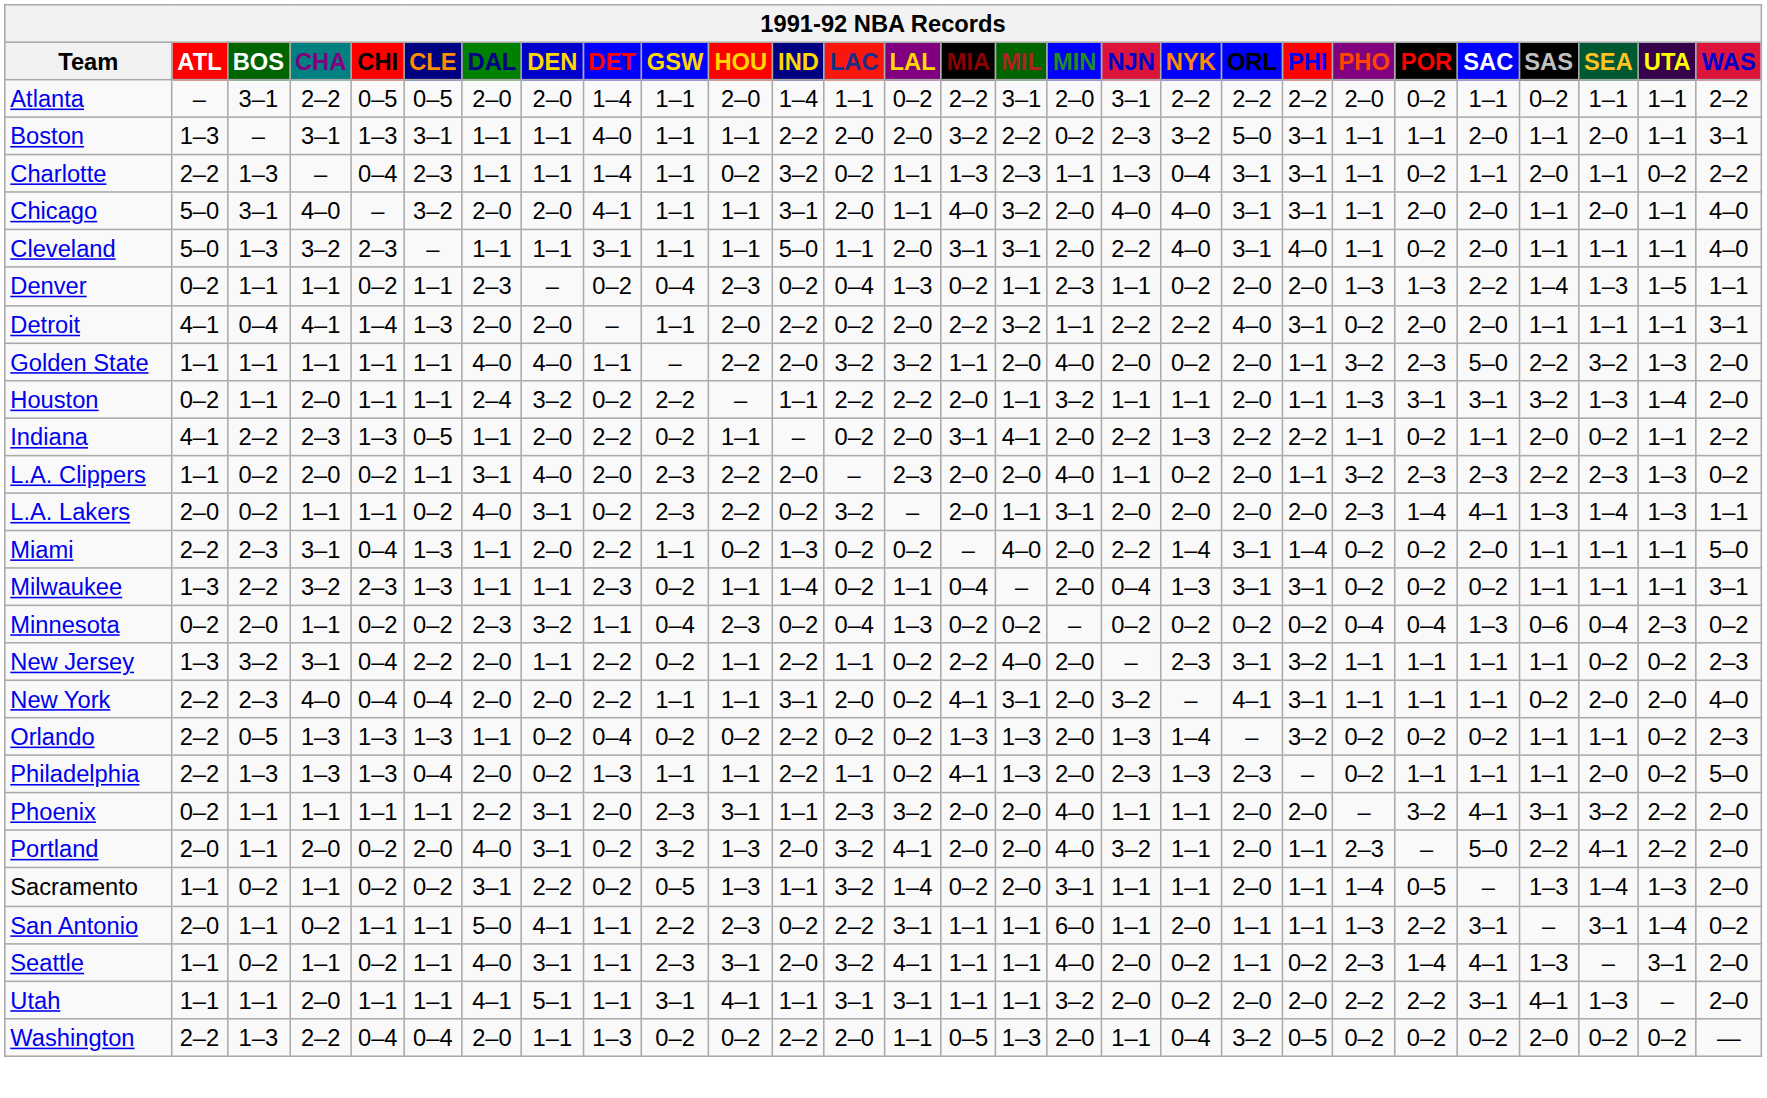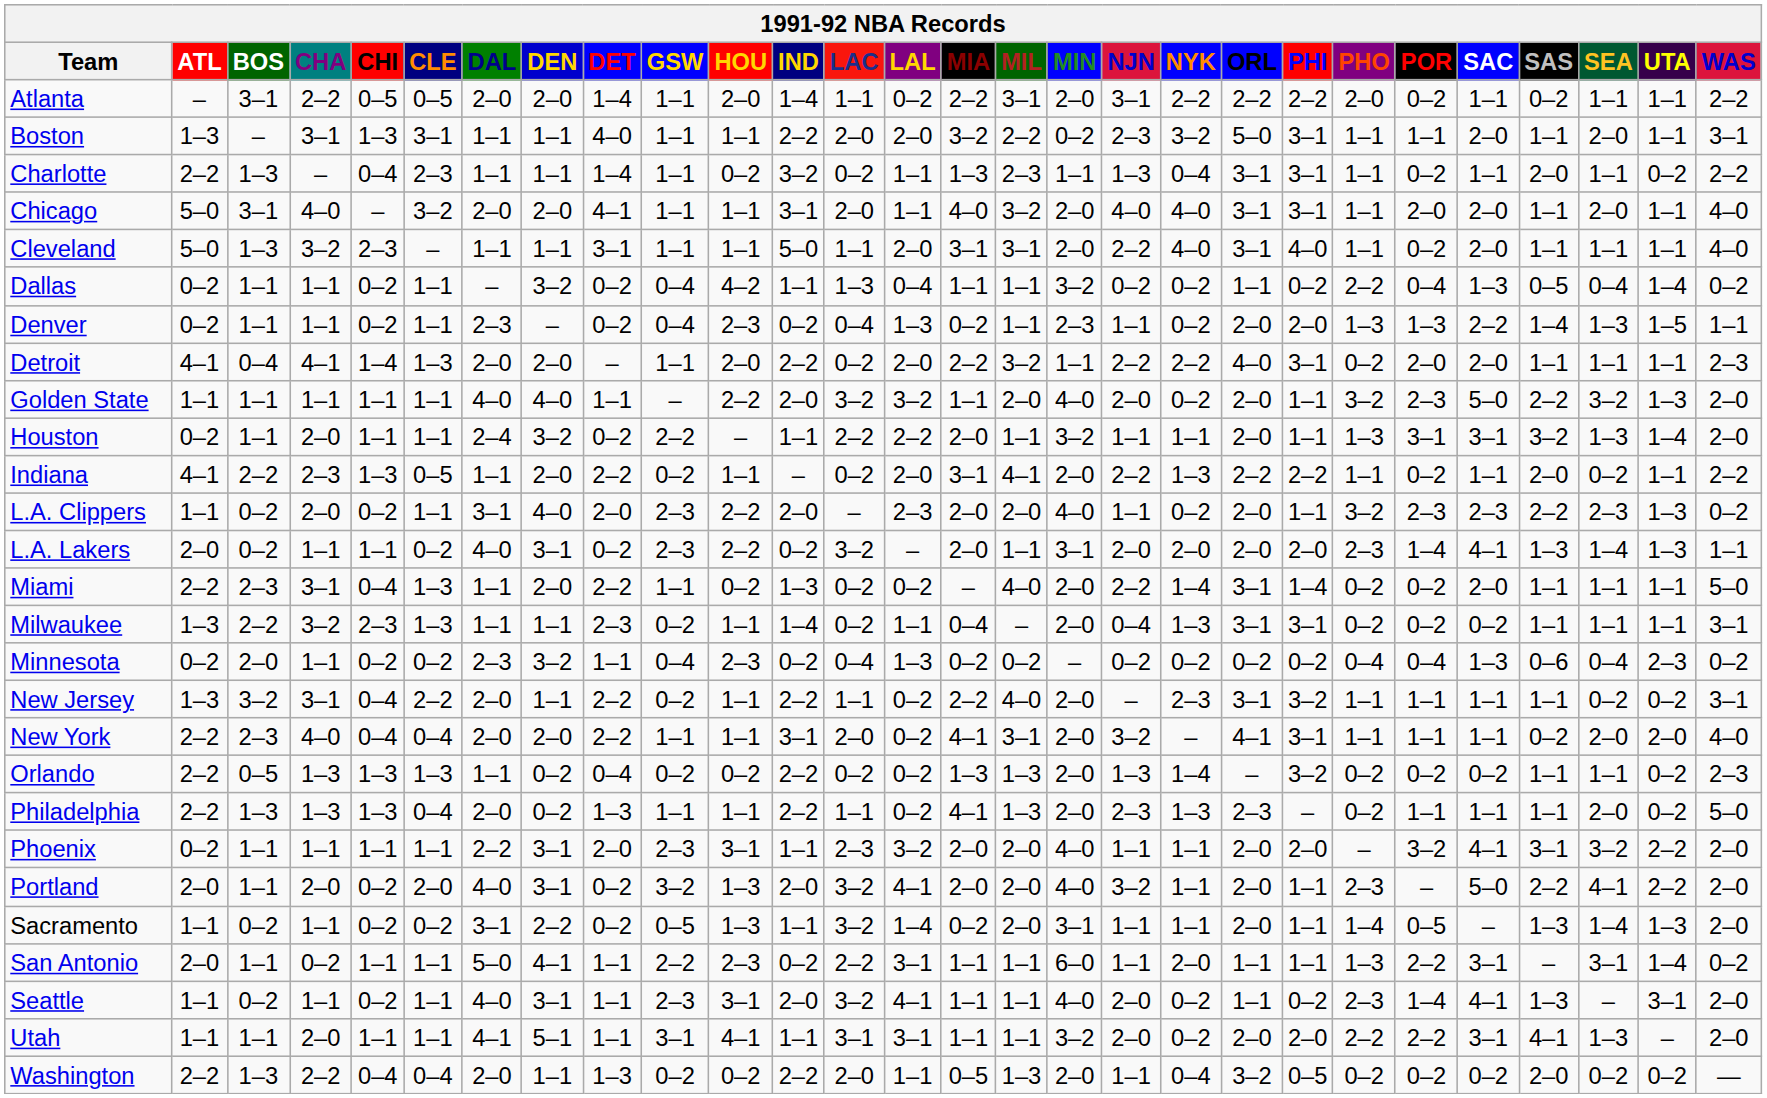+ row: (43, 286)
(1729, 324) 3–1 -> (1729, 362) 2–3
(1729, 662) 2–3 -> (1729, 699) 3–1
